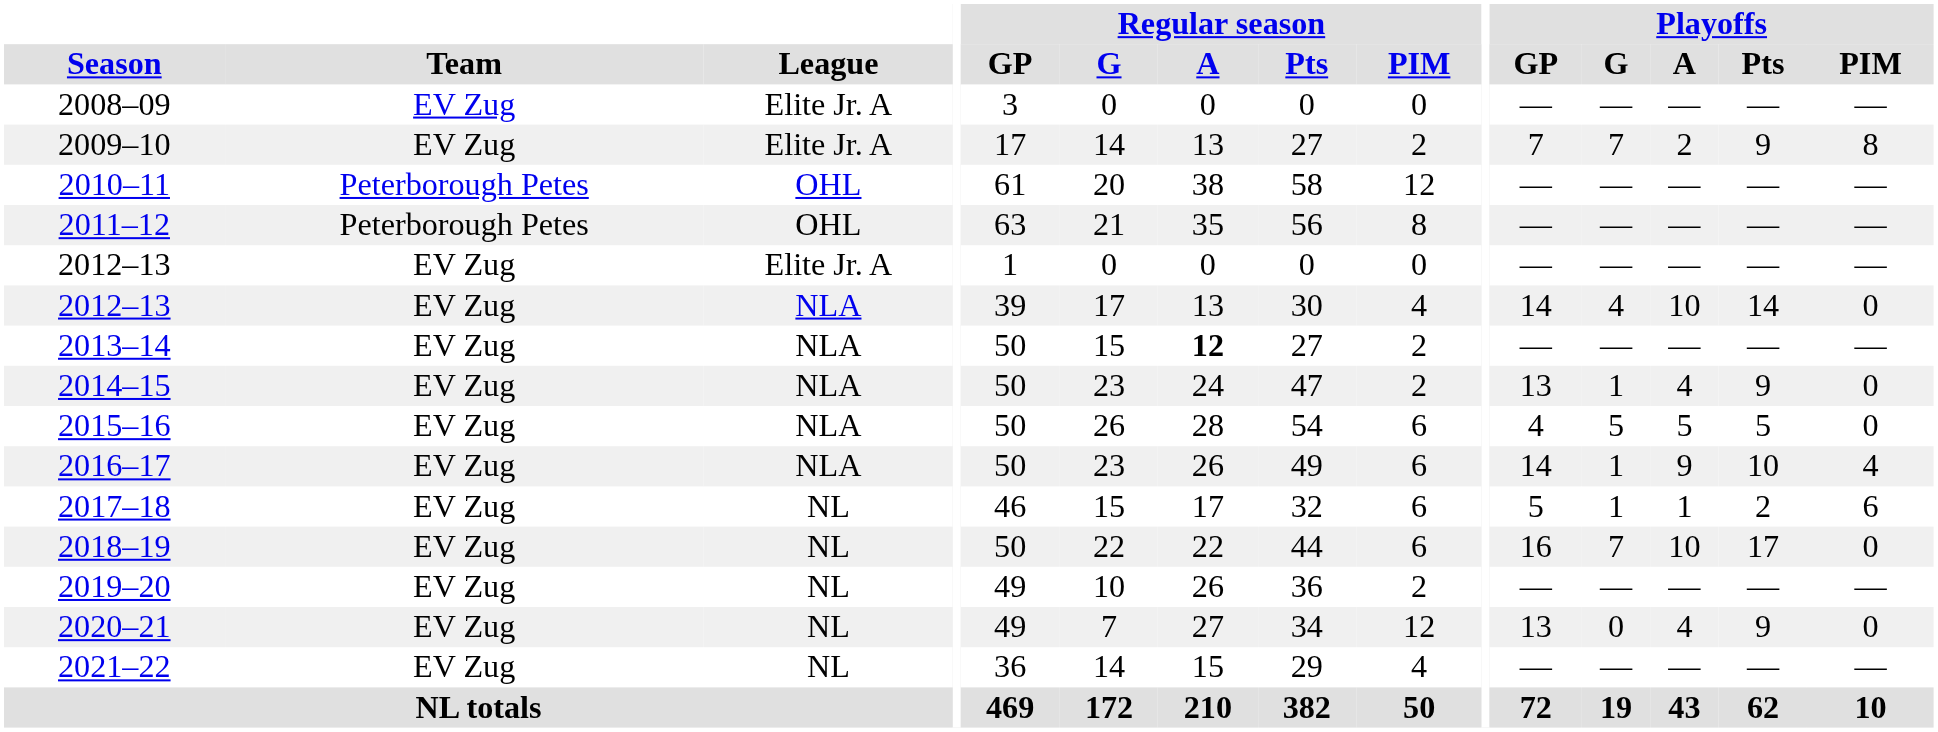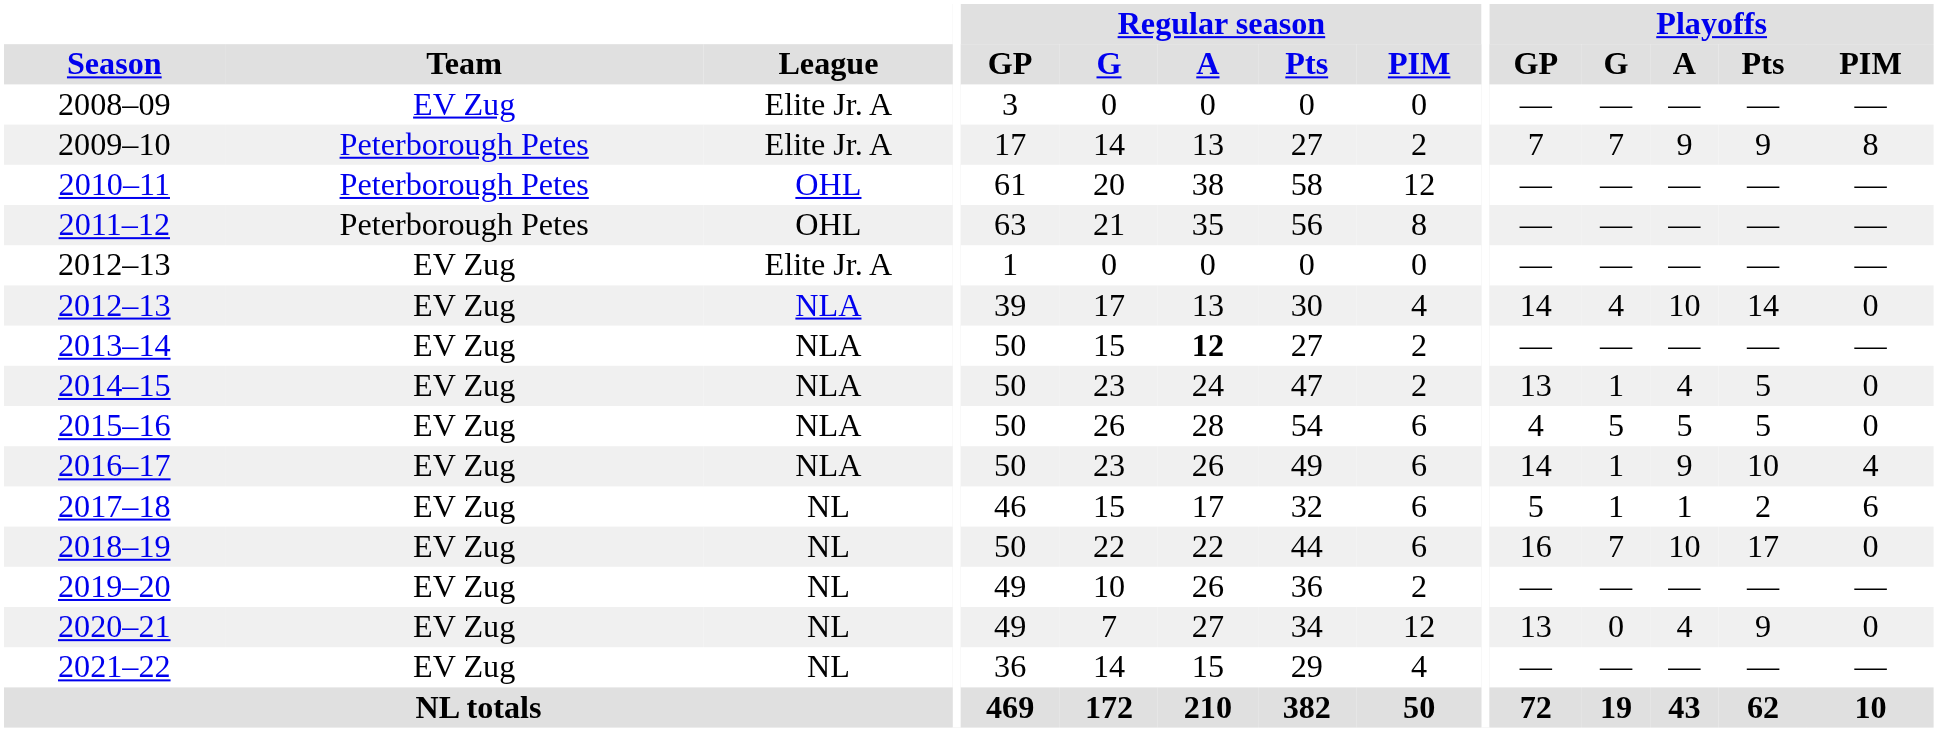(464, 144) EV Zug -> (464, 144) Peterborough Petes
(1684, 144) 2 -> (1684, 144) 9
(1763, 385) 9 -> (1763, 385) 5
